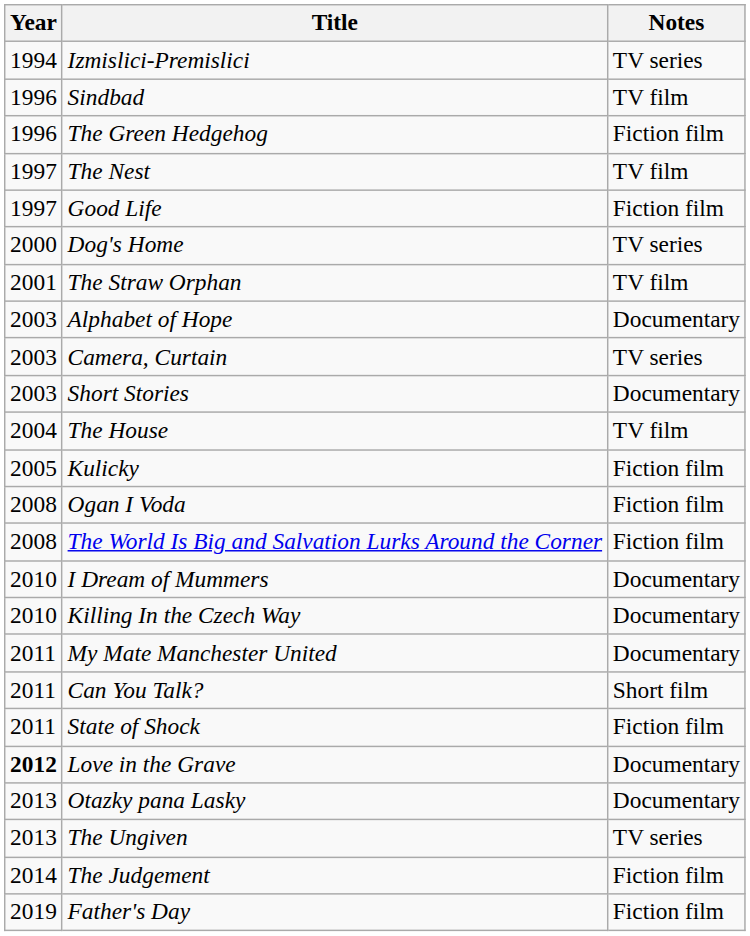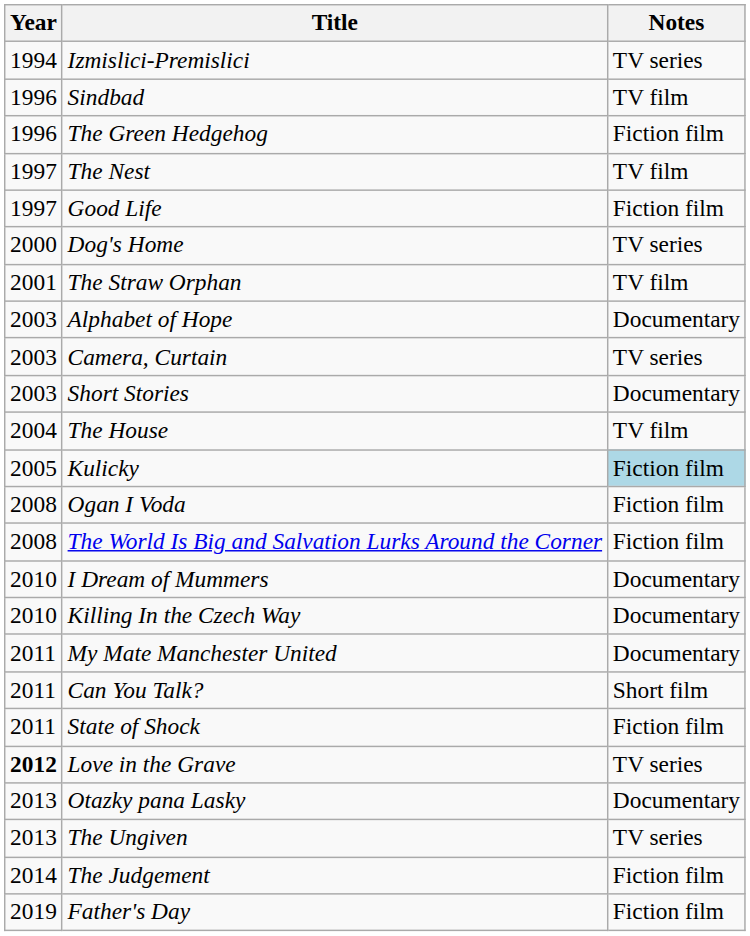(668, 467) no background -> (668, 467) lightblue background
(676, 763) Documentary -> (658, 763) TV series
